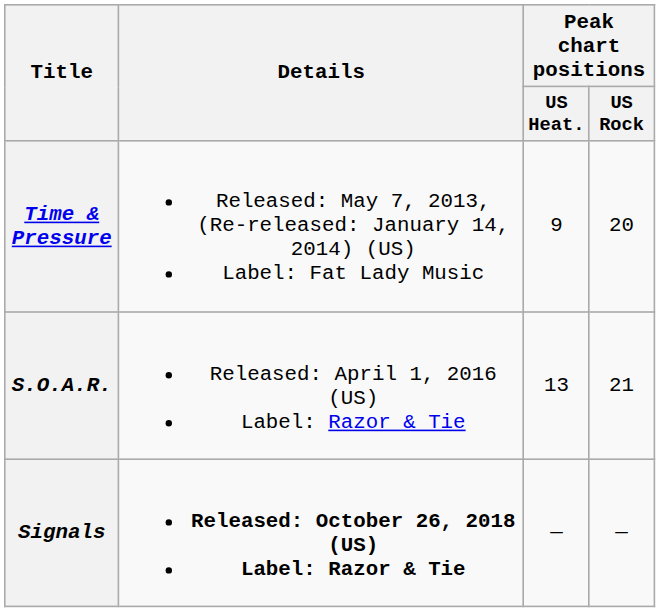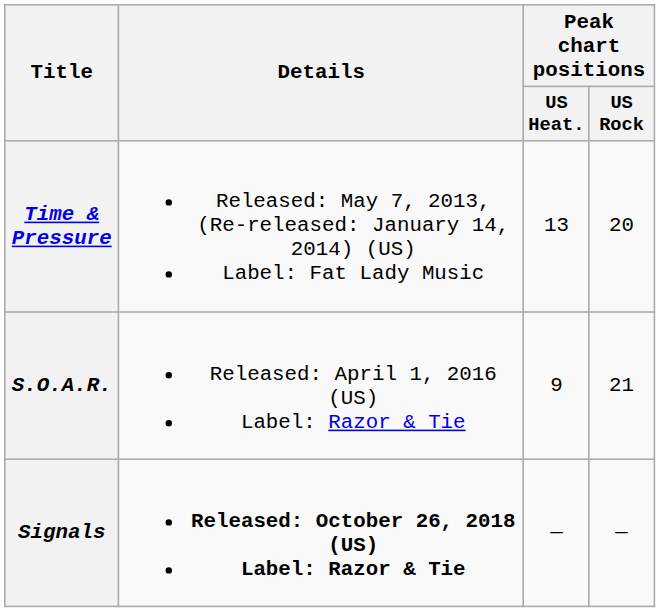(556, 226) 9 -> (556, 226) 13
(556, 386) 13 -> (556, 386) 9
